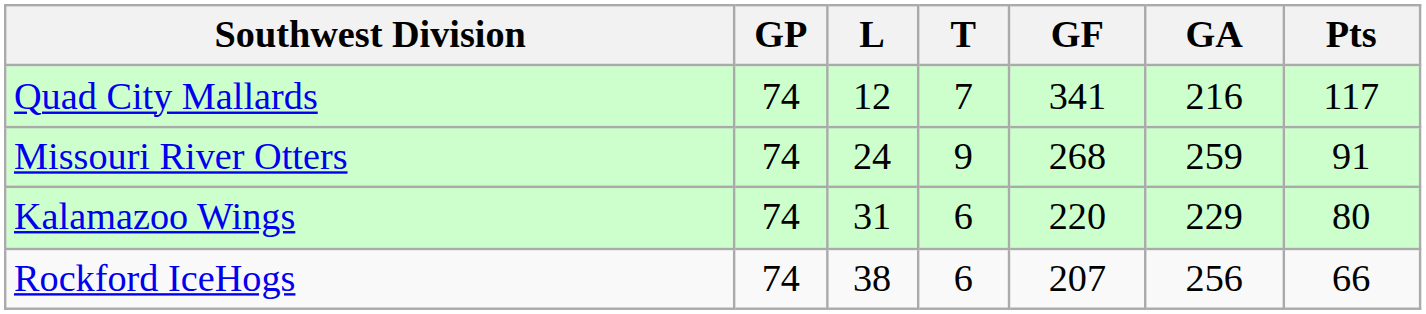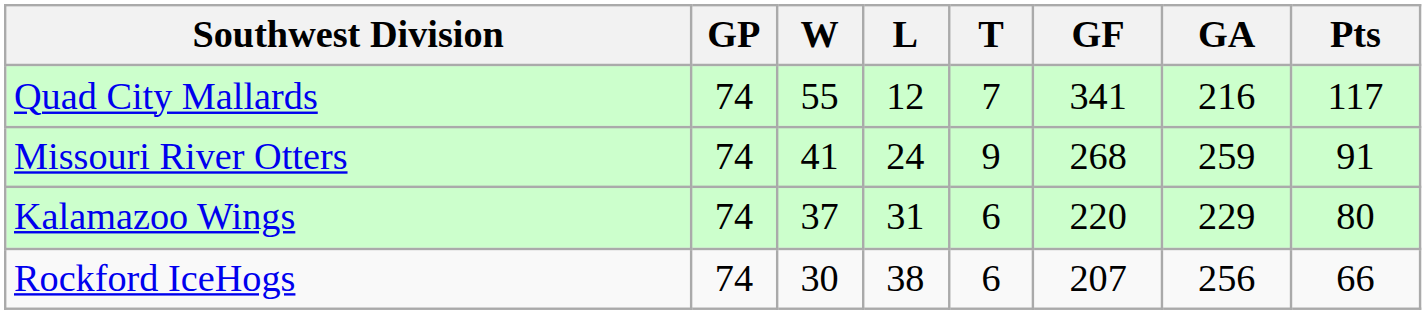+ column: (820, 34)
